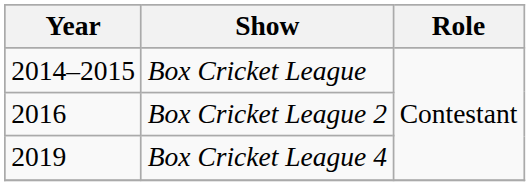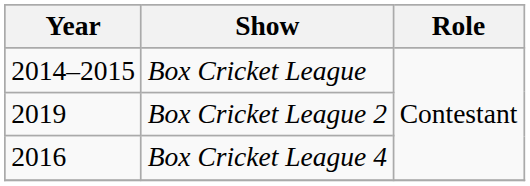(39, 113) 2016 -> (39, 113) 2019
(39, 157) 2019 -> (39, 157) 2016
